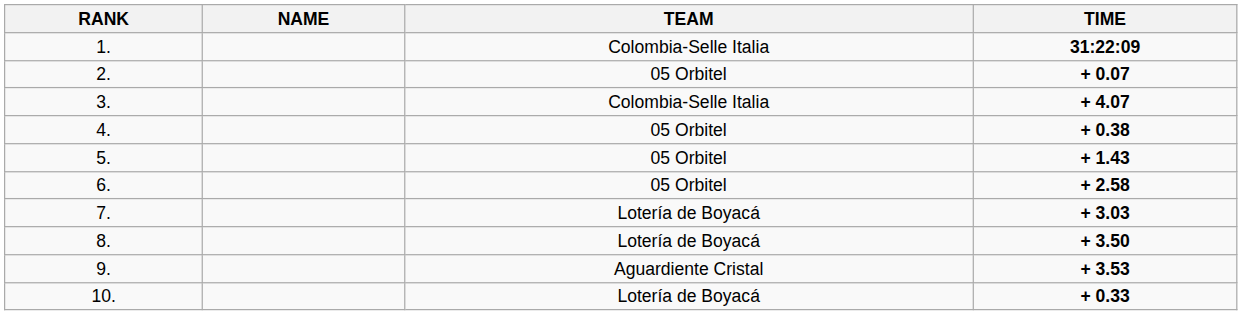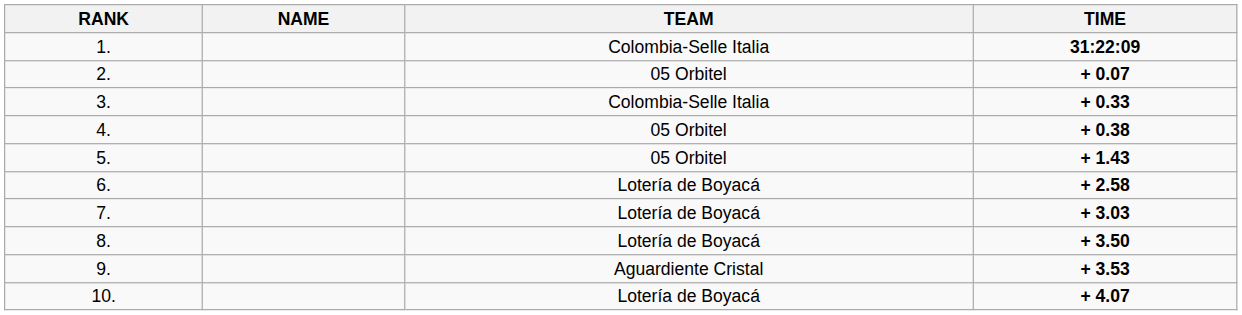(1105, 102) + 4.07 -> (1105, 102) + 0.33
(689, 185) 05 Orbitel -> (689, 185) Lotería de Boyacá
(1105, 296) + 0.33 -> (1105, 296) + 4.07
